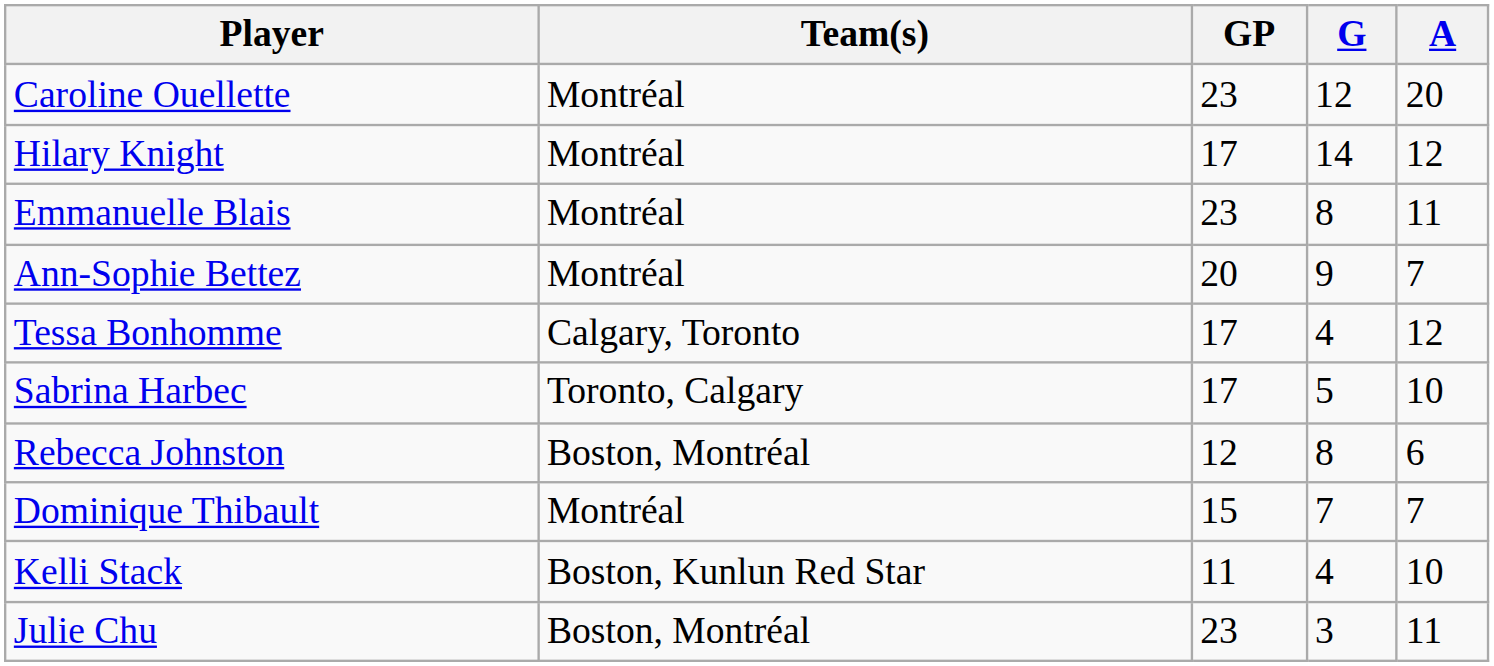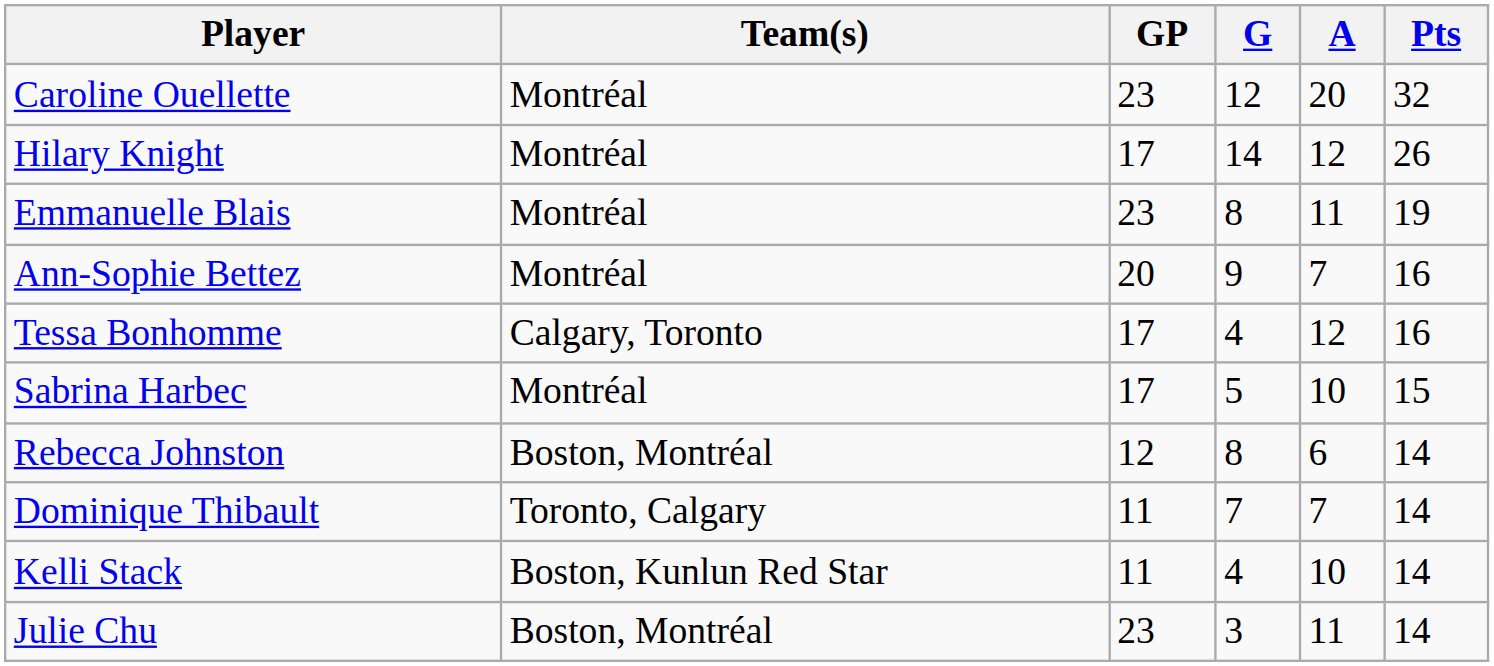+ column: (1436, 34)
(675, 392) Toronto, Calgary -> (579, 392) Montréal
(616, 511) Montréal -> (638, 511) Toronto, Calgary
(1219, 511) 15 -> (1135, 511) 11
